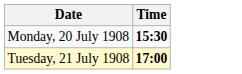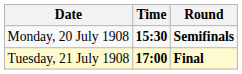+ column: (204, 15)
